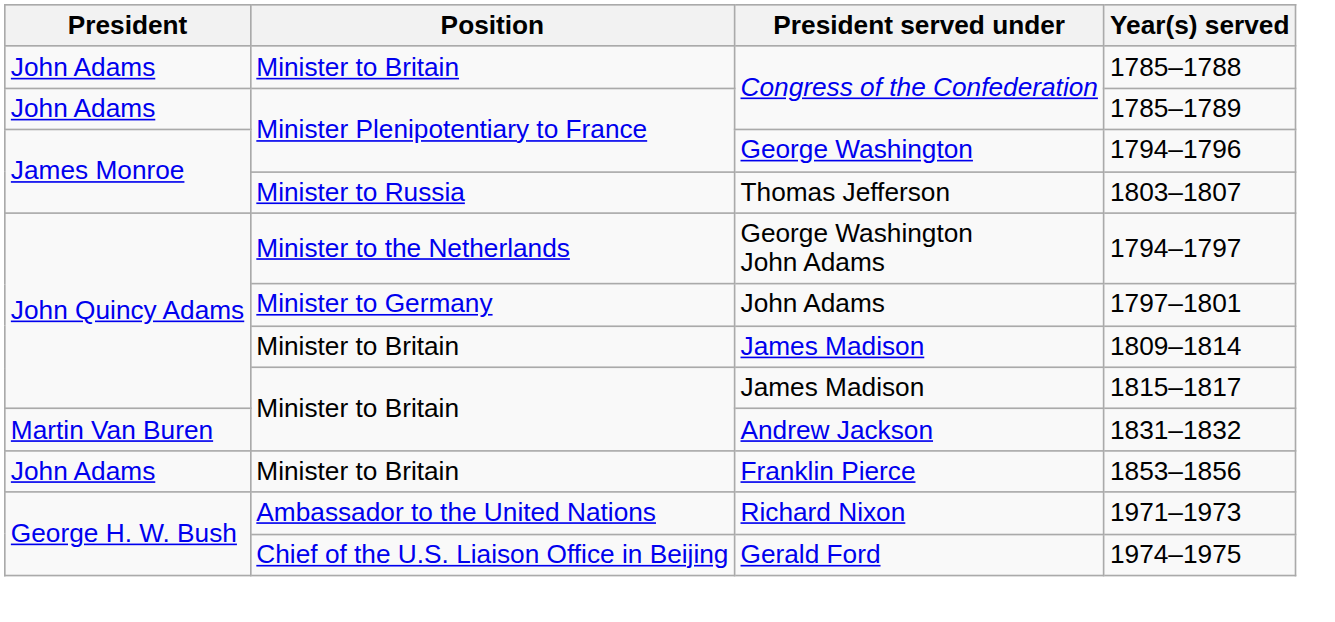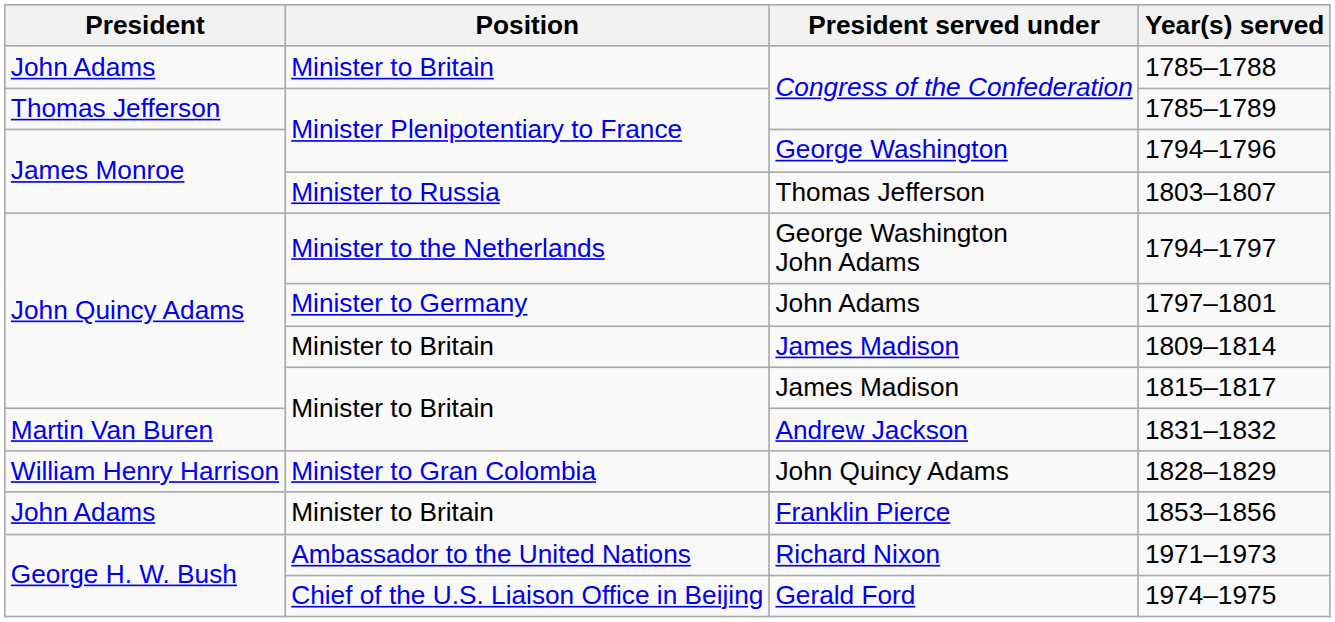(83, 108) John Adams -> (116, 108) Thomas Jefferson
+ row: (1211, 470)
